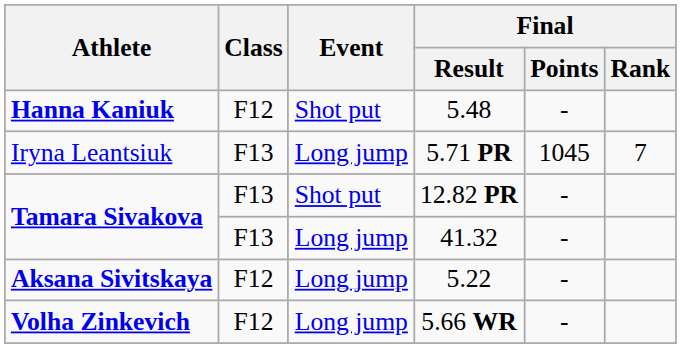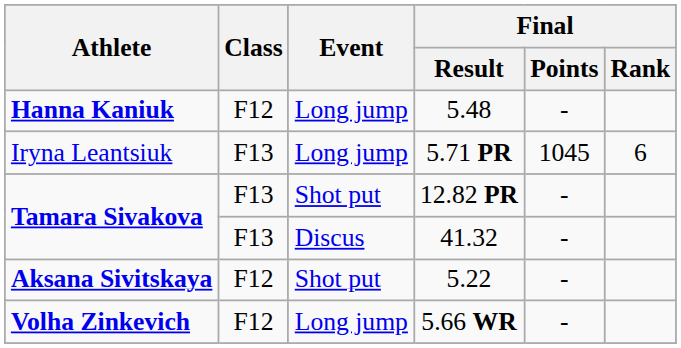(338, 110) Shot put -> (351, 110) Long jump
(640, 152) 7 -> (640, 152) 6
(351, 237) Long jump -> (330, 237) Discus
(351, 279) Long jump -> (338, 279) Shot put
